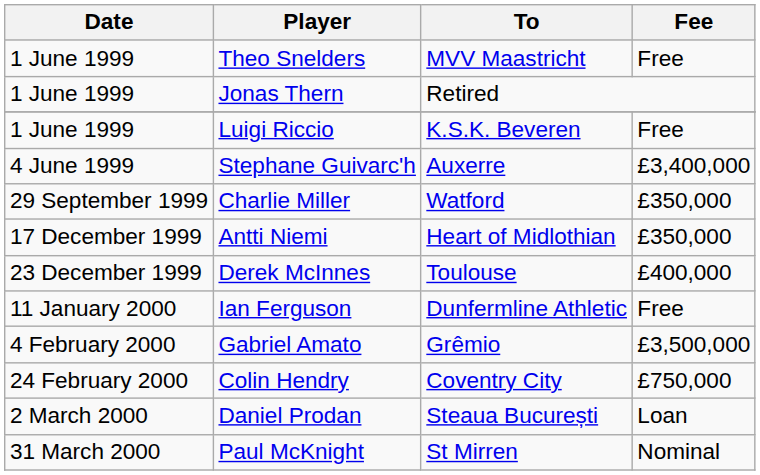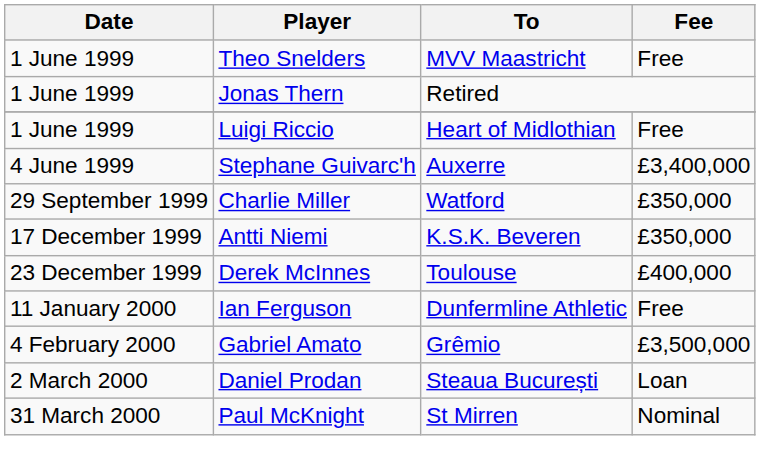(503, 129) K.S.K. Beveren -> (521, 129) Heart of Midlothian
(521, 237) Heart of Midlothian -> (503, 237) K.S.K. Beveren
- row: (284, 380)
